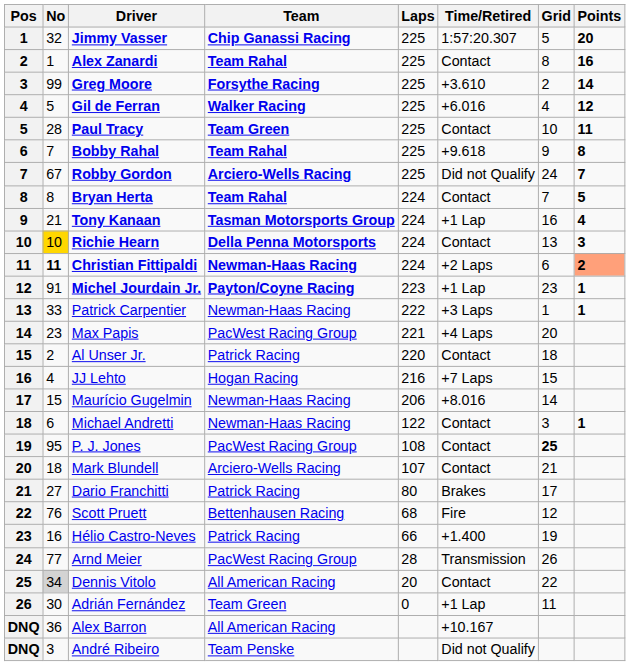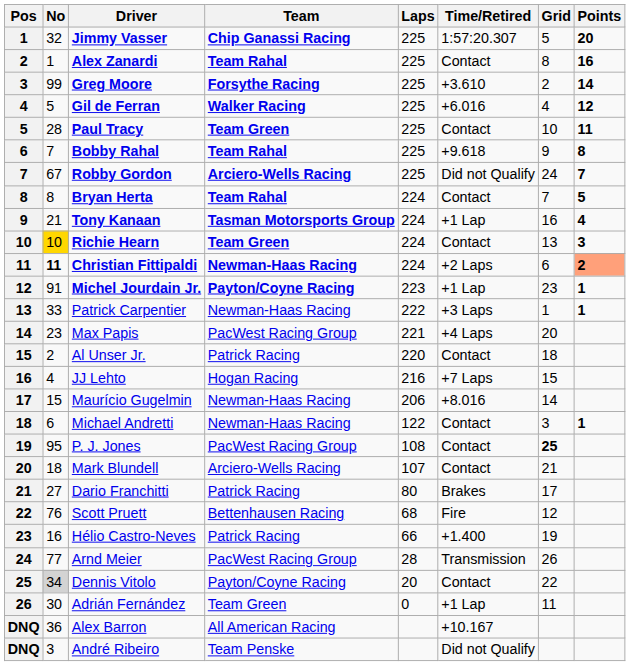(292, 242) Della Penna Motorsports -> (249, 242) Team Green
(272, 581) All American Racing -> (277, 581) Payton/Coyne Racing
